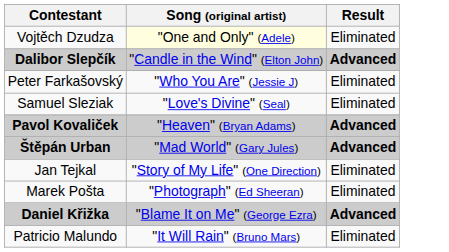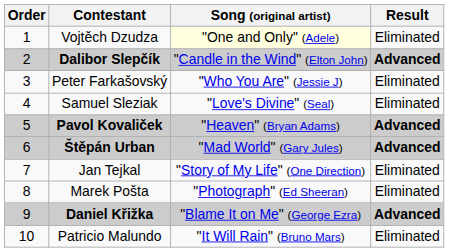+ column: (27, 15)
